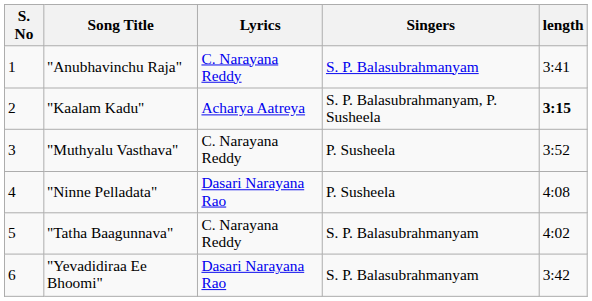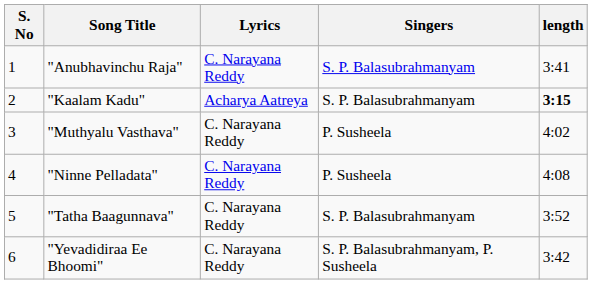(412, 108) S. P. Balasubrahmanyam, P. Susheela -> (399, 99) S. P. Balasubrahmanyam
(556, 150) 3:52 -> (556, 132) 4:02
(253, 191) Dasari Narayana Rao -> (243, 174) C. Narayana Reddy
(556, 233) 4:02 -> (556, 216) 3:52
(253, 275) Dasari Narayana Rao -> (243, 257) C. Narayana Reddy
(402, 275) S. P. Balasubrahmanyam -> (408, 257) S. P. Balasubrahmanyam, P. Susheela
